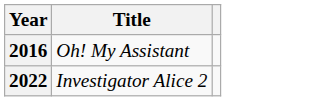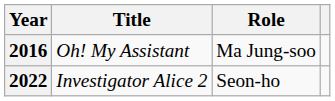+ column: (266, 19)
